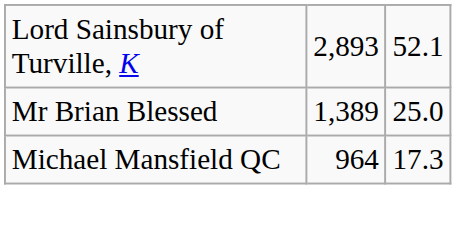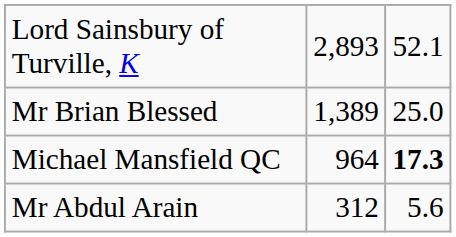(418, 159) normal -> (418, 159) bold
+ row: (105, 207)
